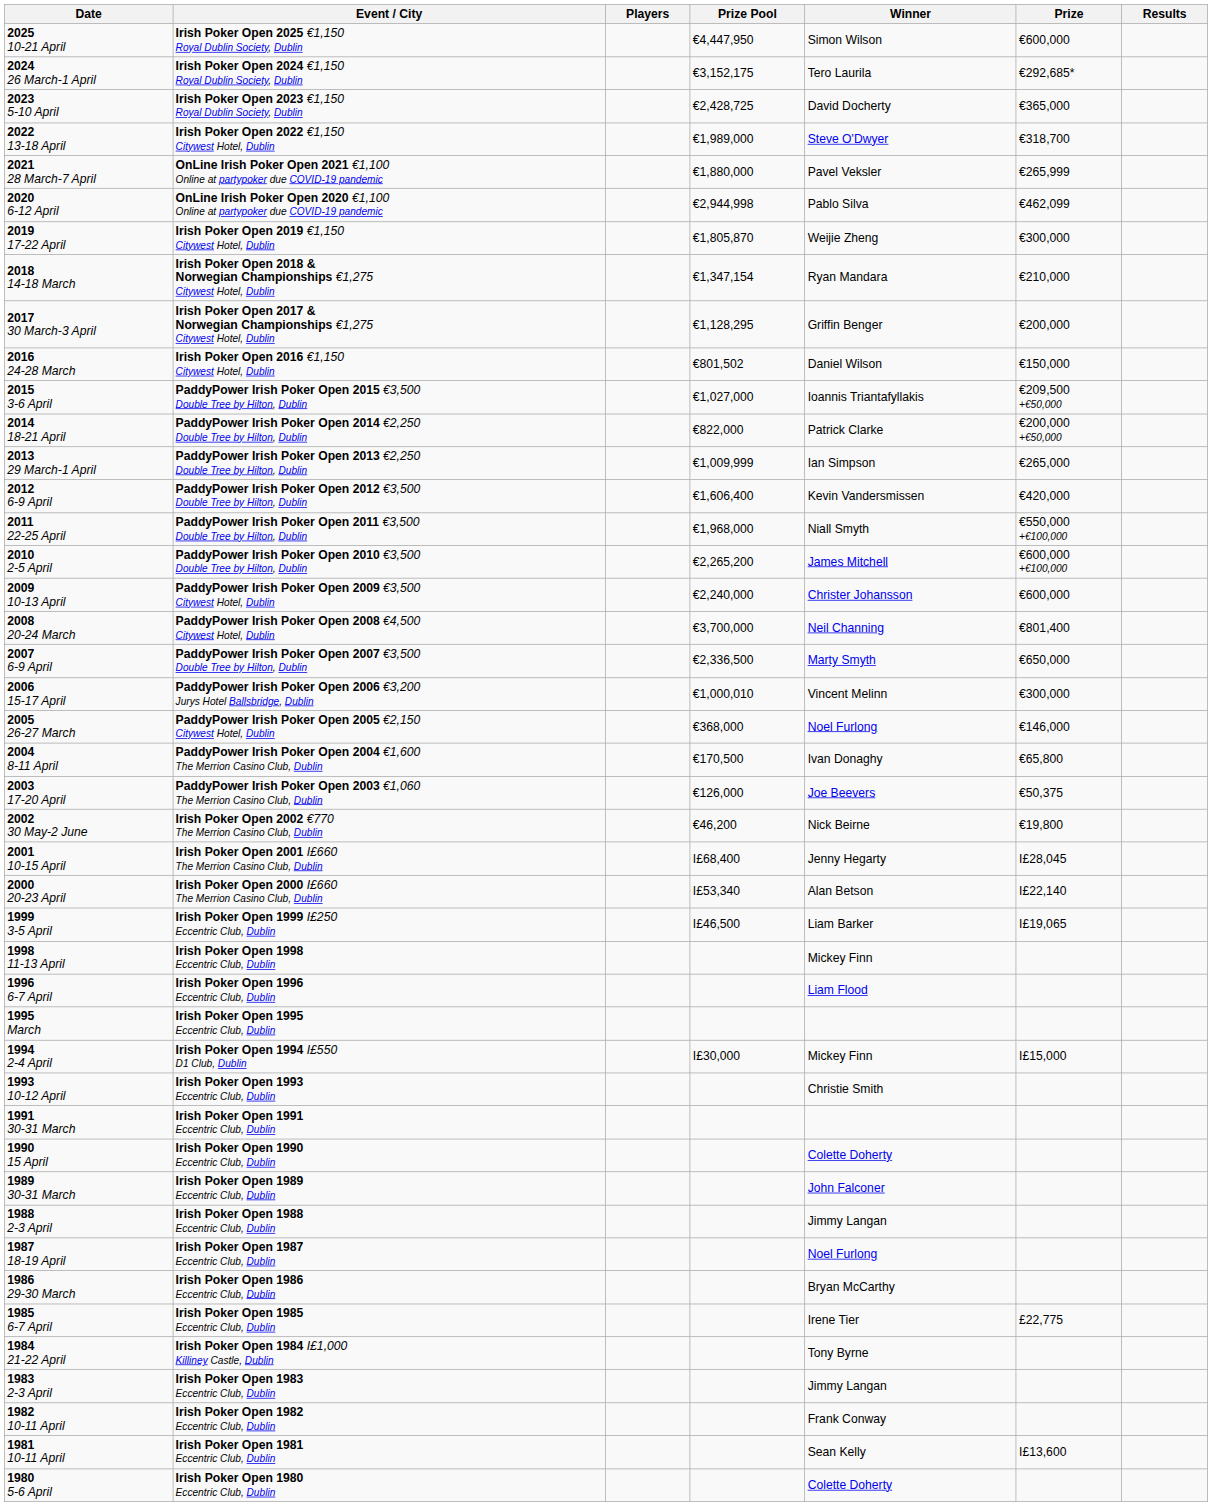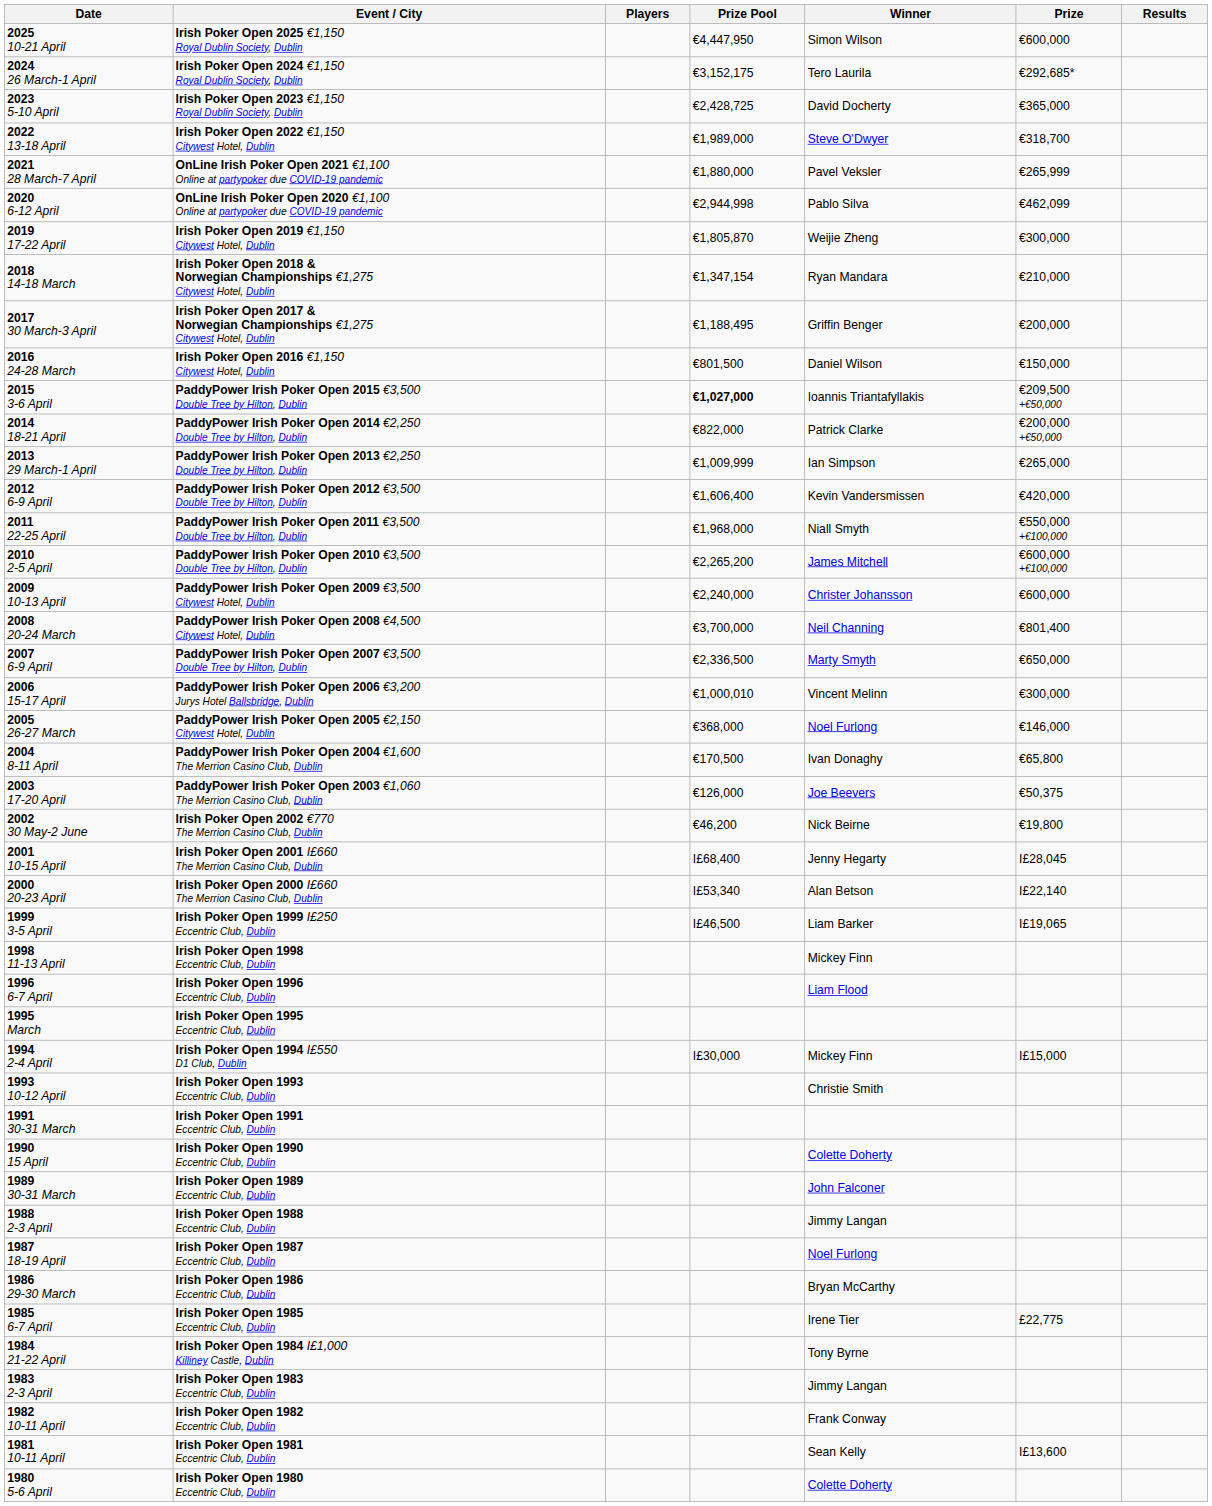(723, 324) €1,128,295 -> (723, 324) €1,188,495
(718, 364) €801,502 -> (718, 364) €801,500
(723, 397) normal -> (723, 397) bold
